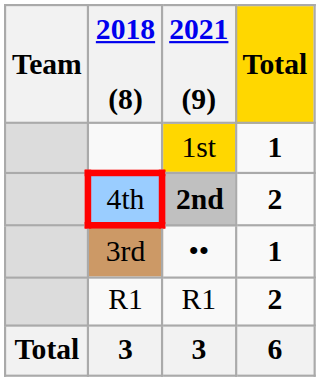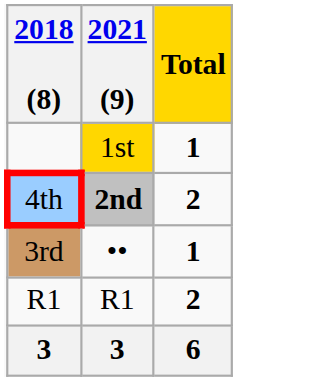- column: (47, 63)
